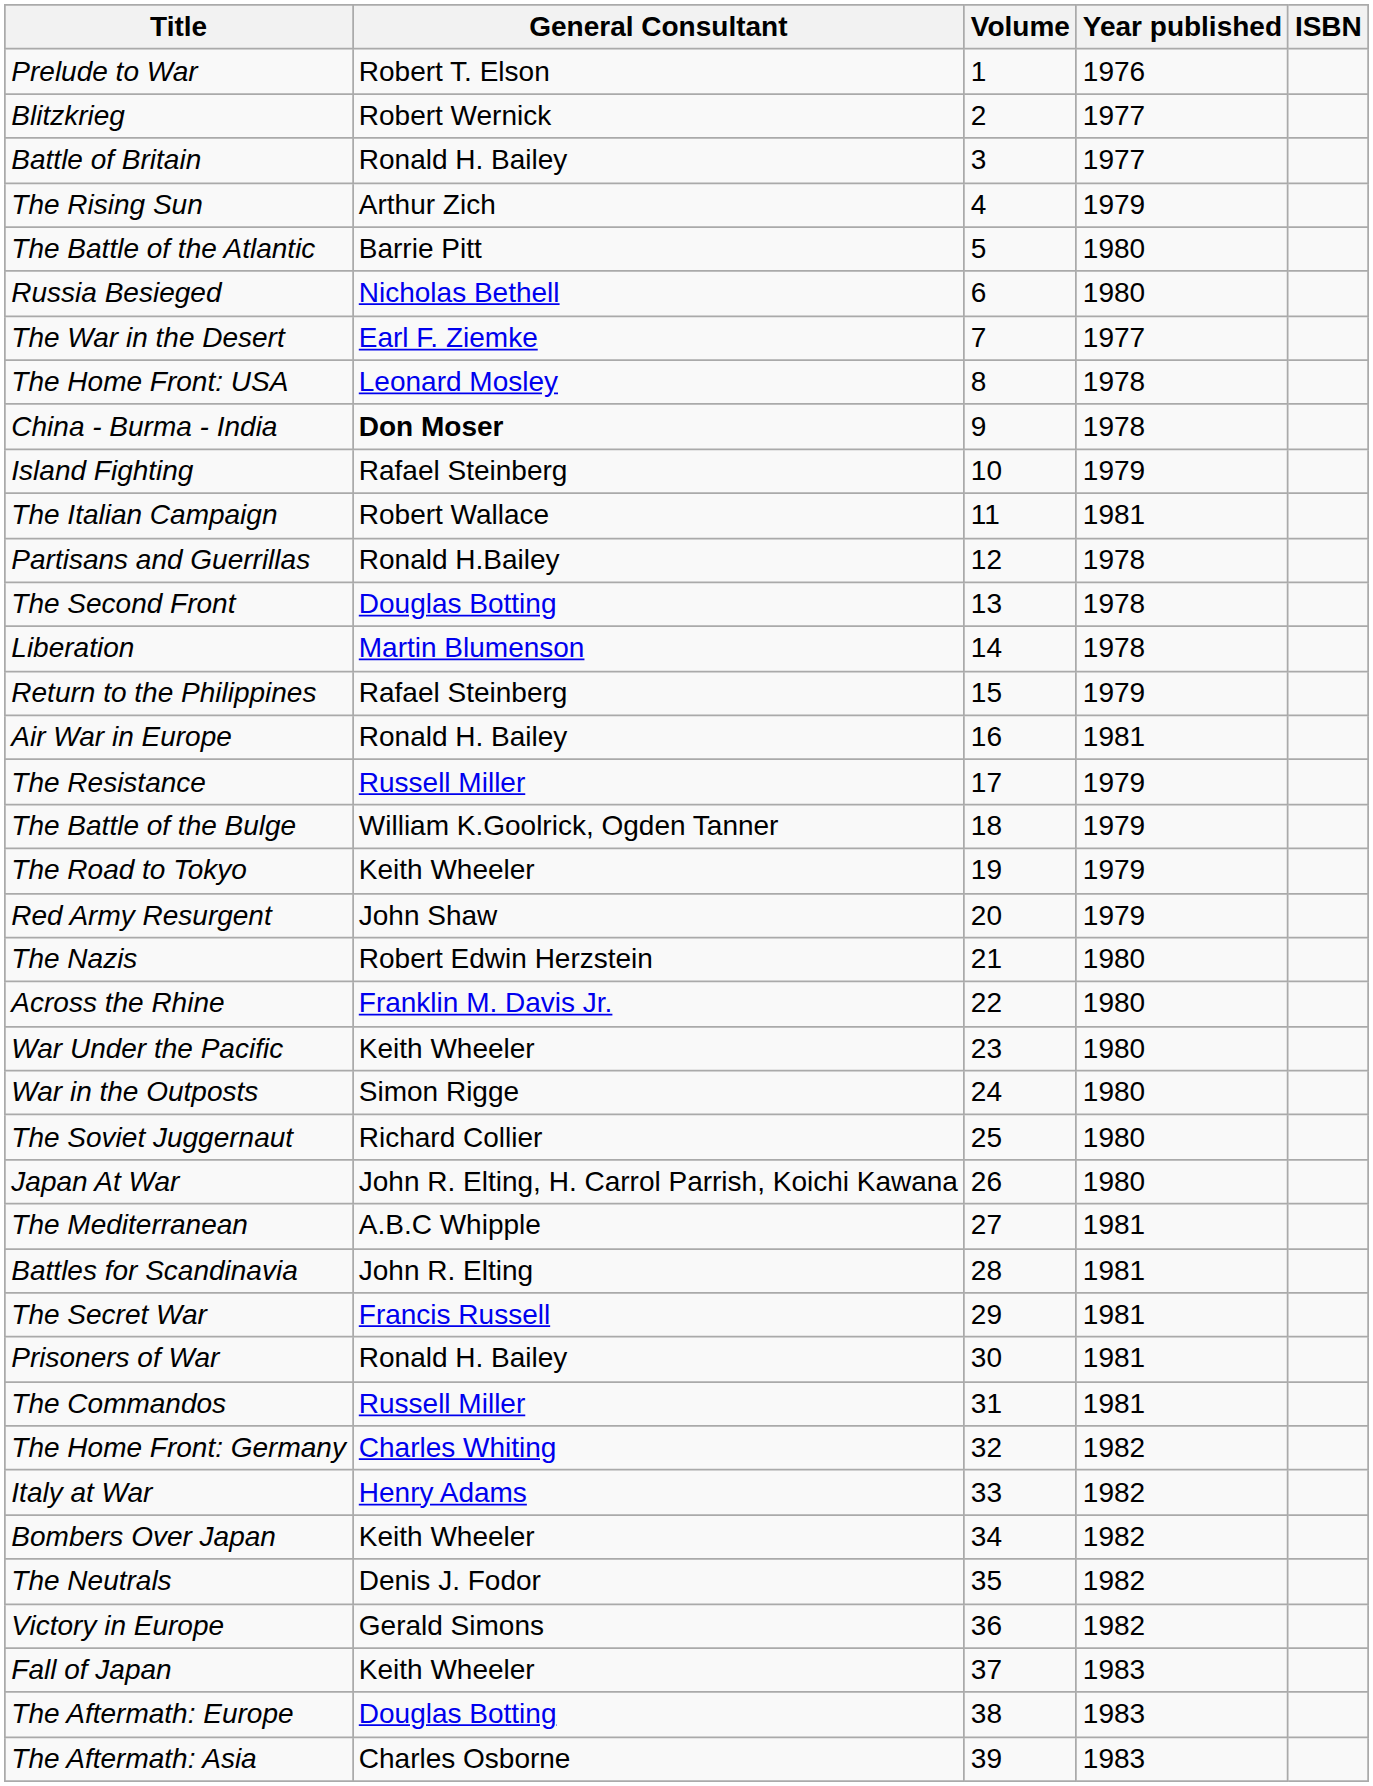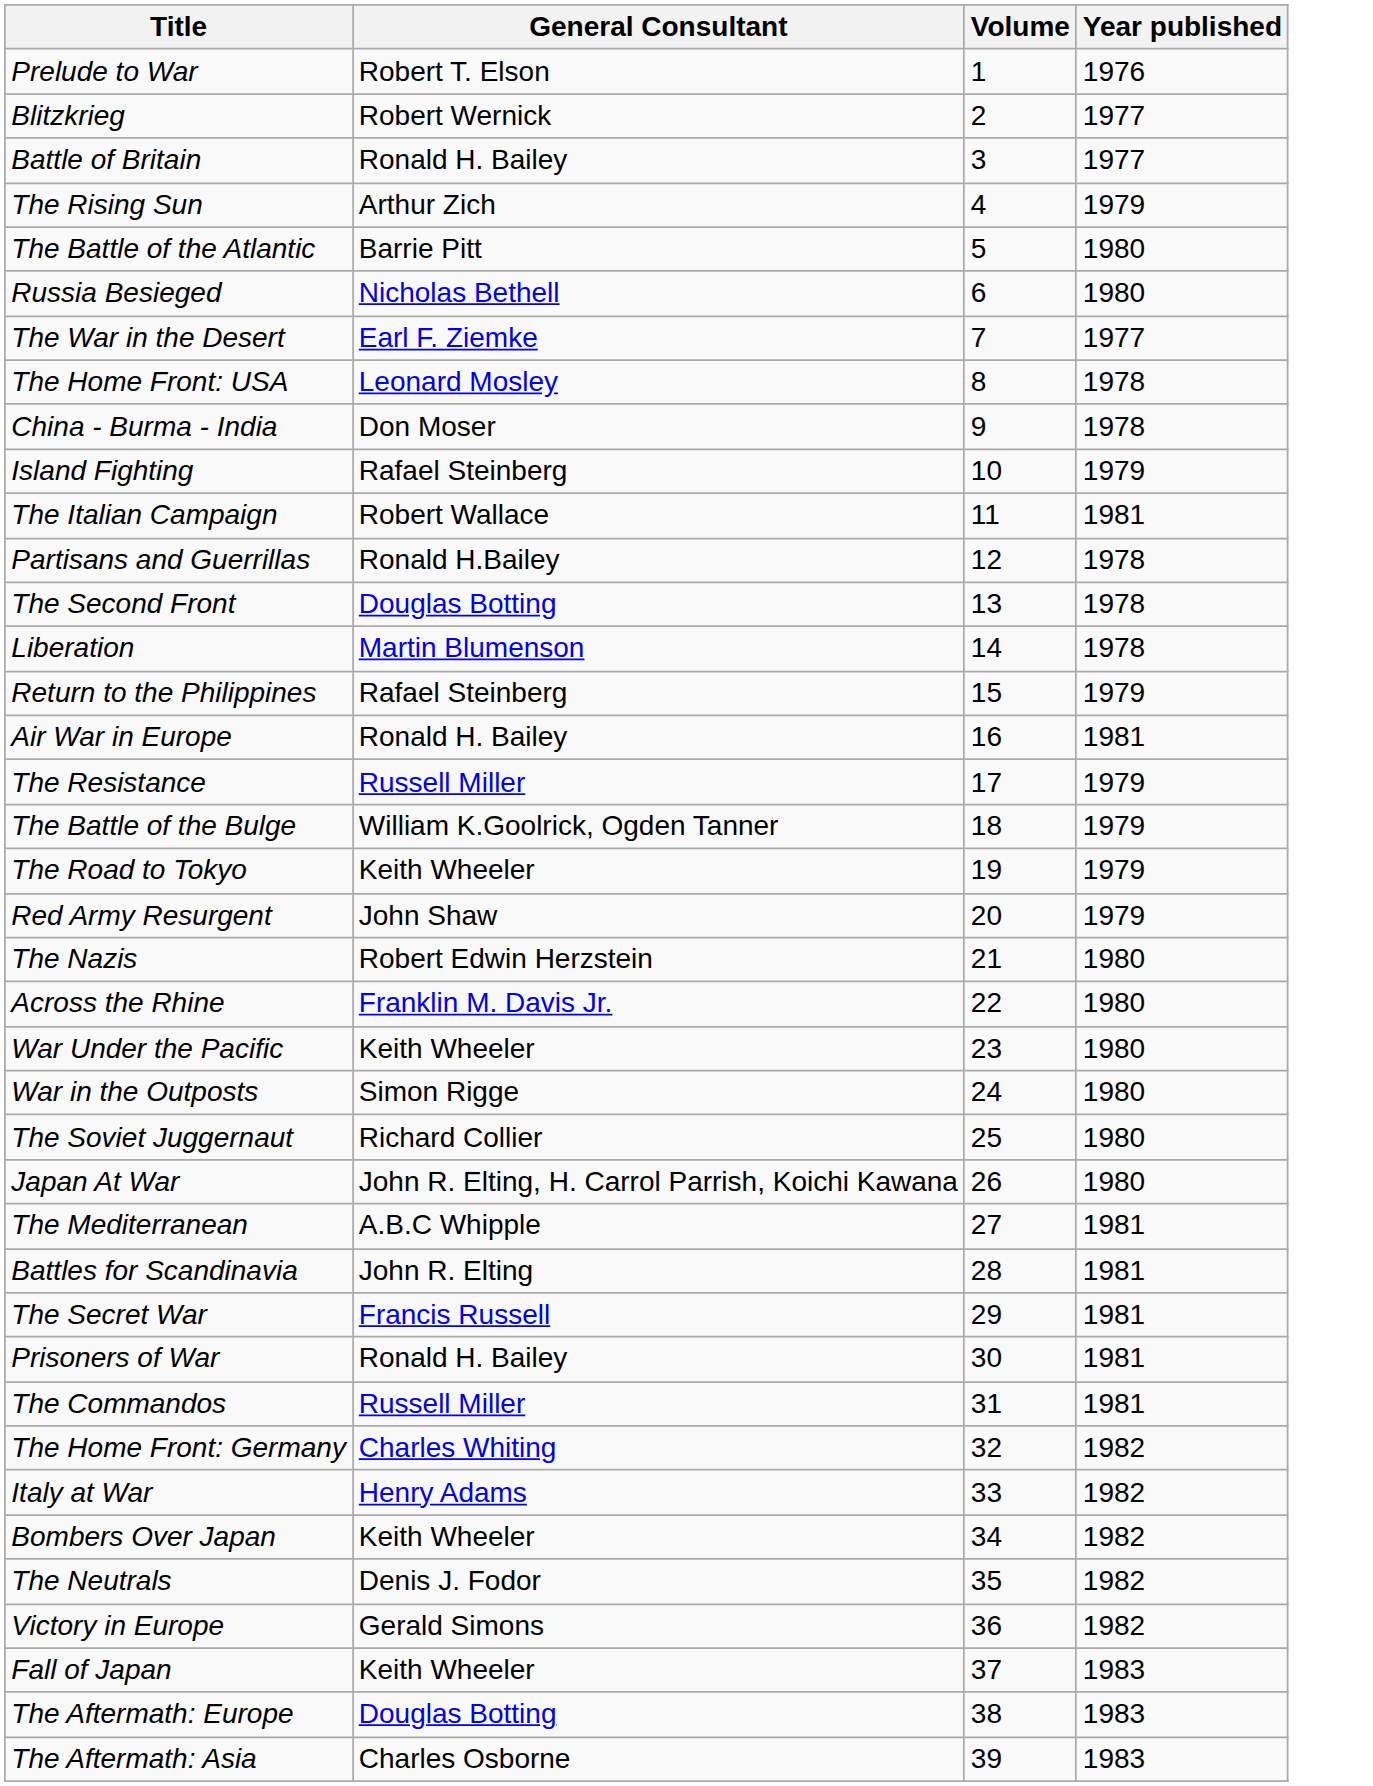- column: (1328, 26)
(431, 426) bold -> (427, 426) normal
